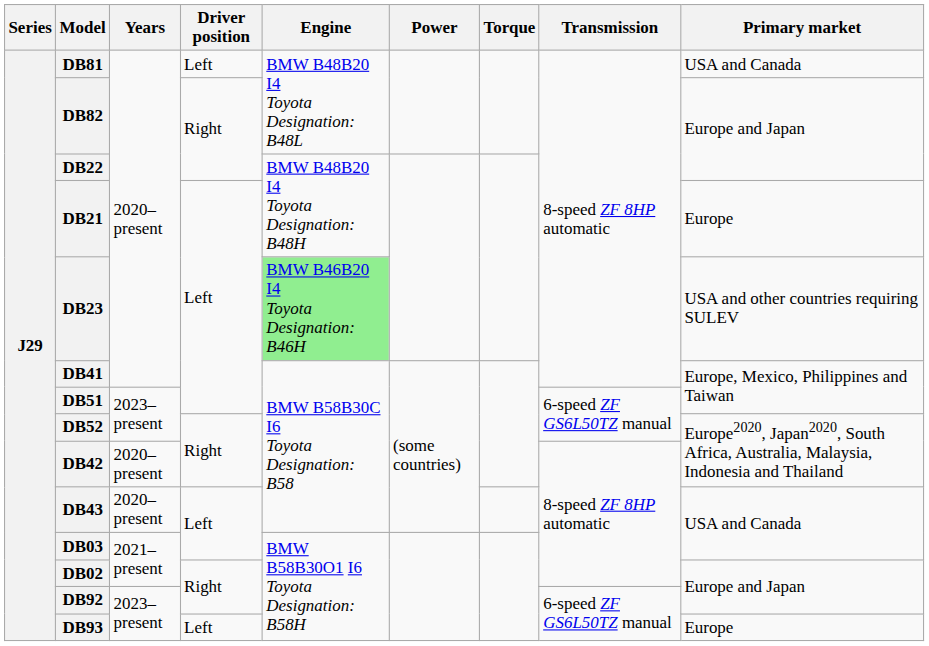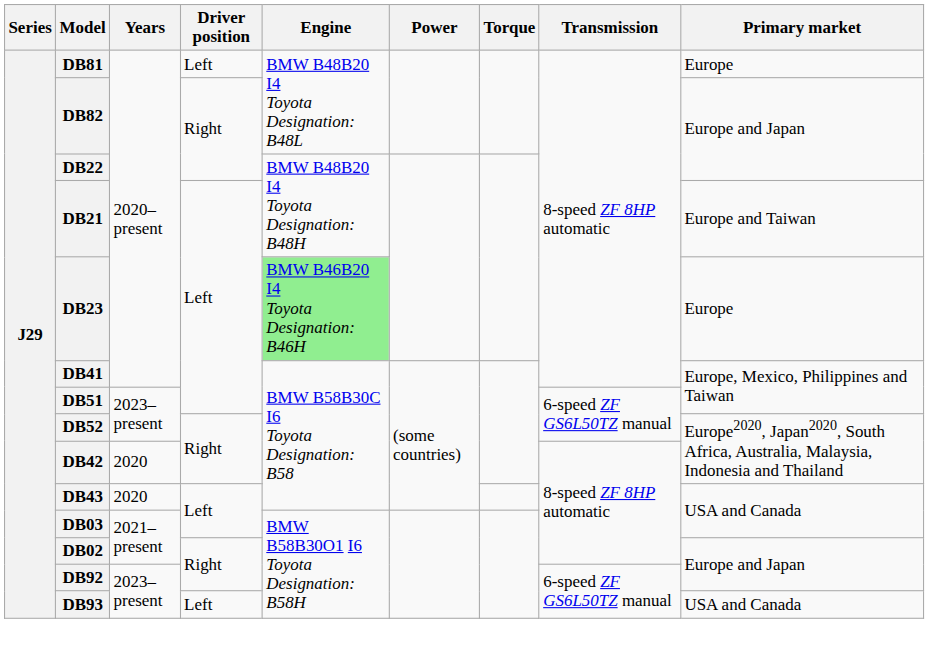(743, 63) USA and Canada -> (709, 63) Europe
(709, 218) Europe -> (750, 218) Europe and Taiwan
(801, 308) USA and other countries requiring SULEV -> (709, 308) Europe
(138, 463) 2020–present -> (131, 462) 2020
(138, 509) 2020–present -> (131, 497) 2020
(709, 626) Europe -> (743, 604) USA and Canada
